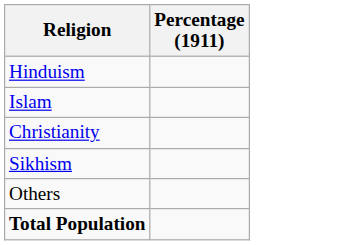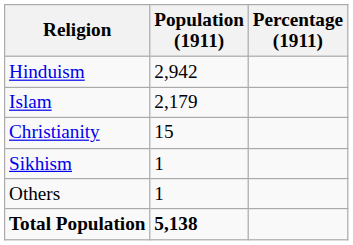+ column: (199, 30)
